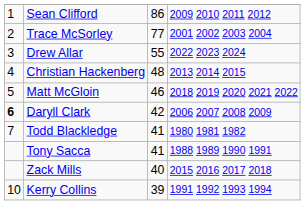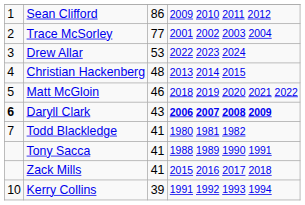(158, 53) 55 -> (158, 53) 53
(158, 111) 42 -> (158, 111) 43
(221, 112) normal -> (221, 112) bold
(158, 170) 40 -> (158, 170) 41
